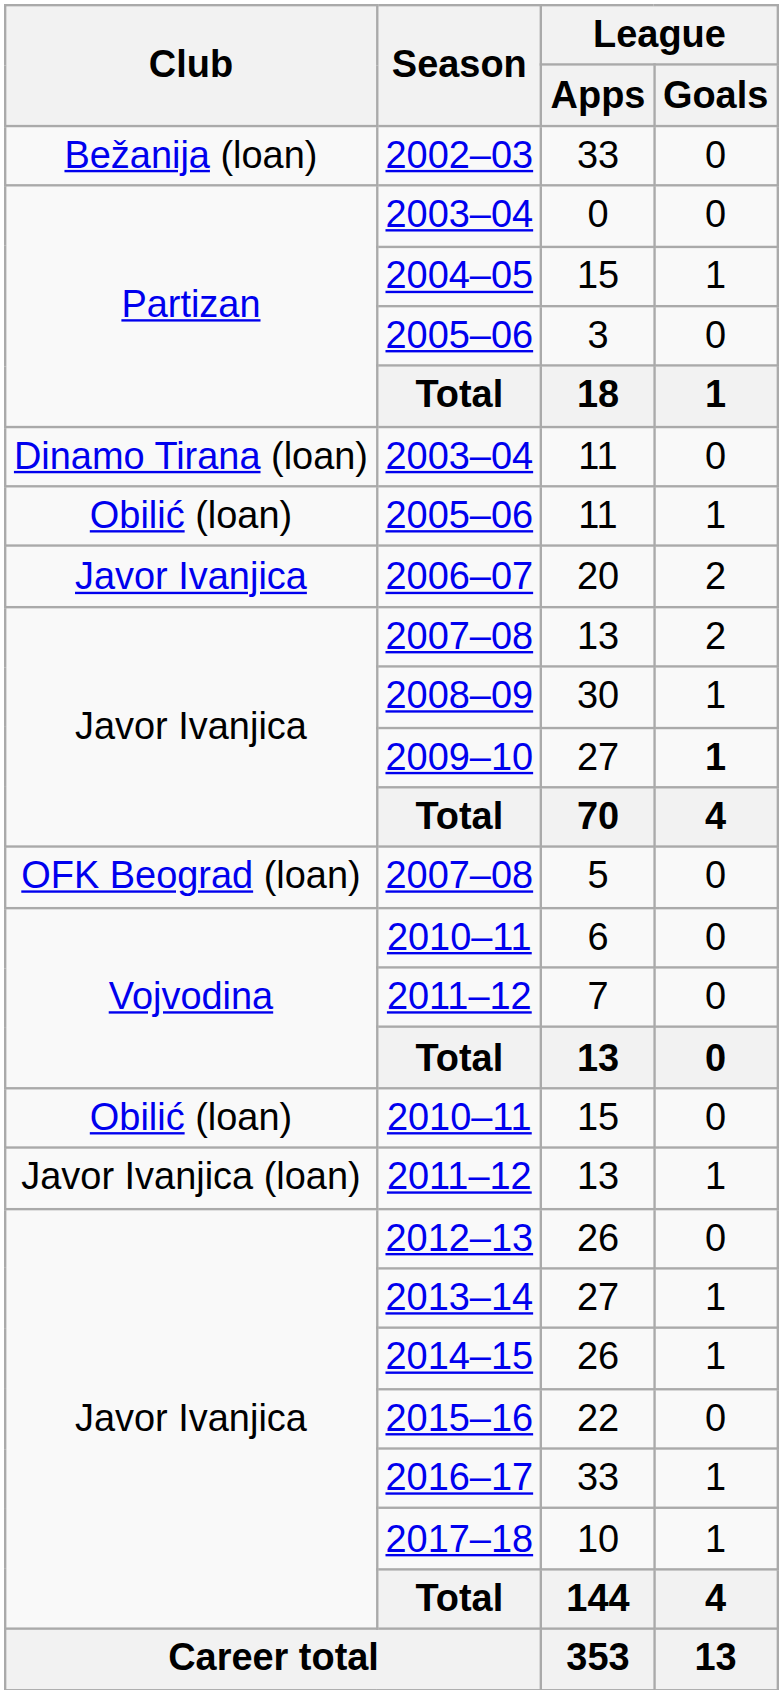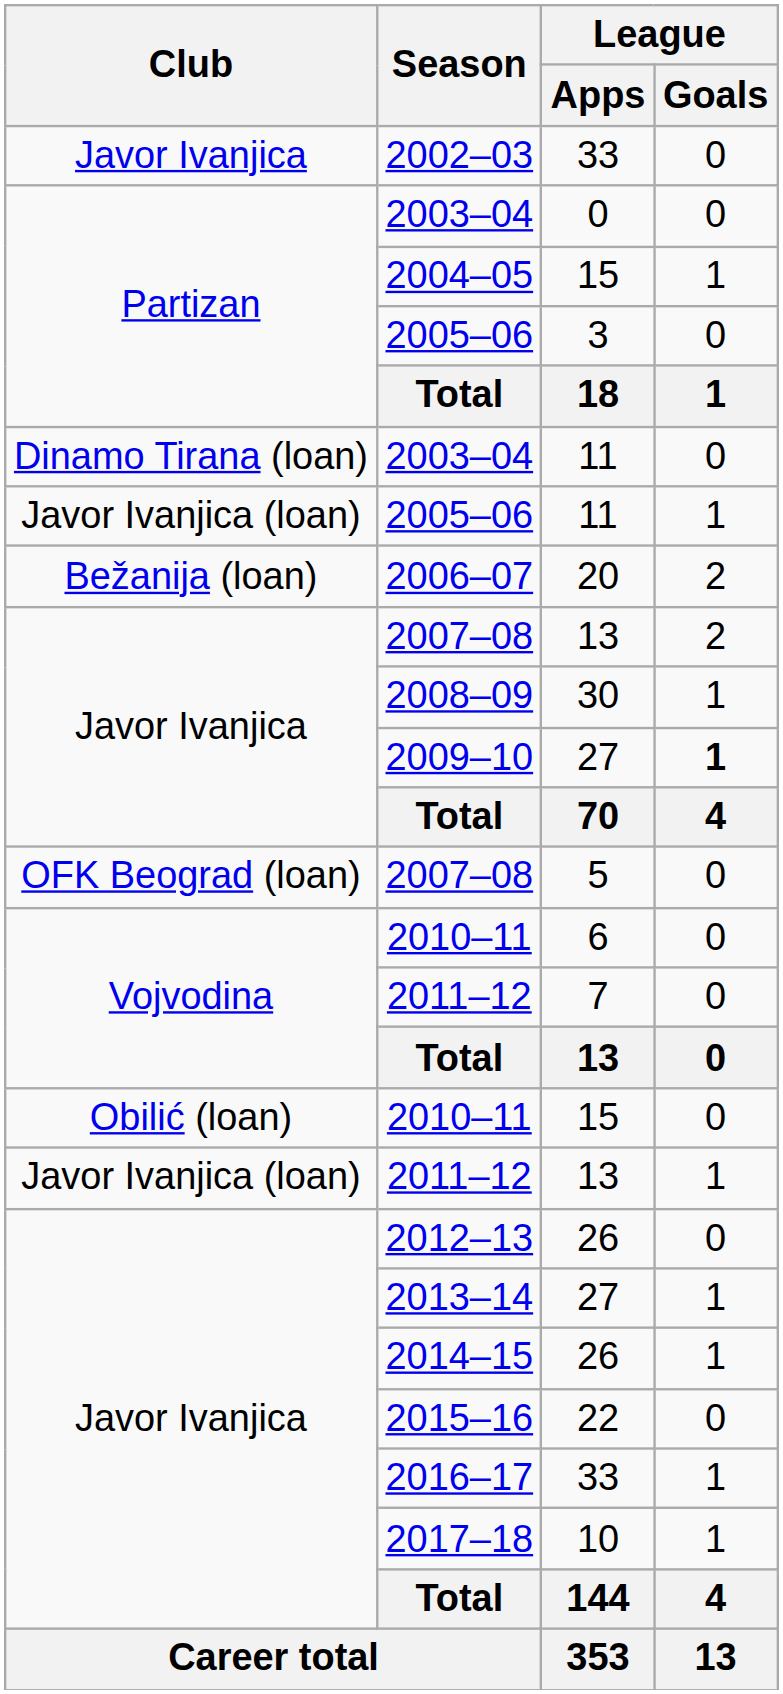(191, 154) Bežanija (loan) -> (191, 154) Javor Ivanjica
(191, 515) Obilić (loan) -> (191, 515) Javor Ivanjica (loan)
(191, 575) Javor Ivanjica -> (191, 575) Bežanija (loan)
